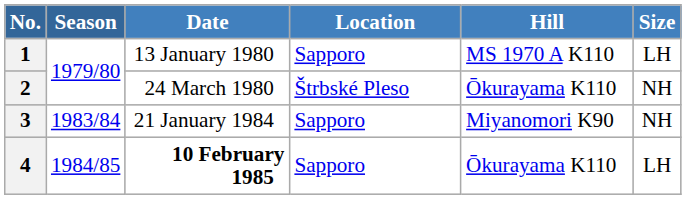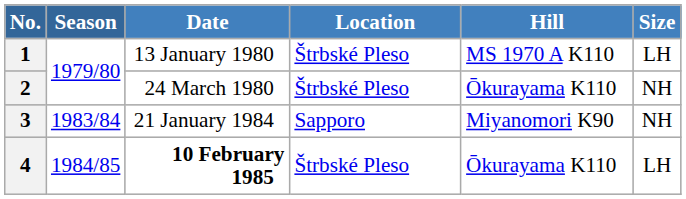(330, 54) Sapporo -> (352, 54) Štrbské Pleso
(330, 165) Sapporo -> (352, 165) Štrbské Pleso
